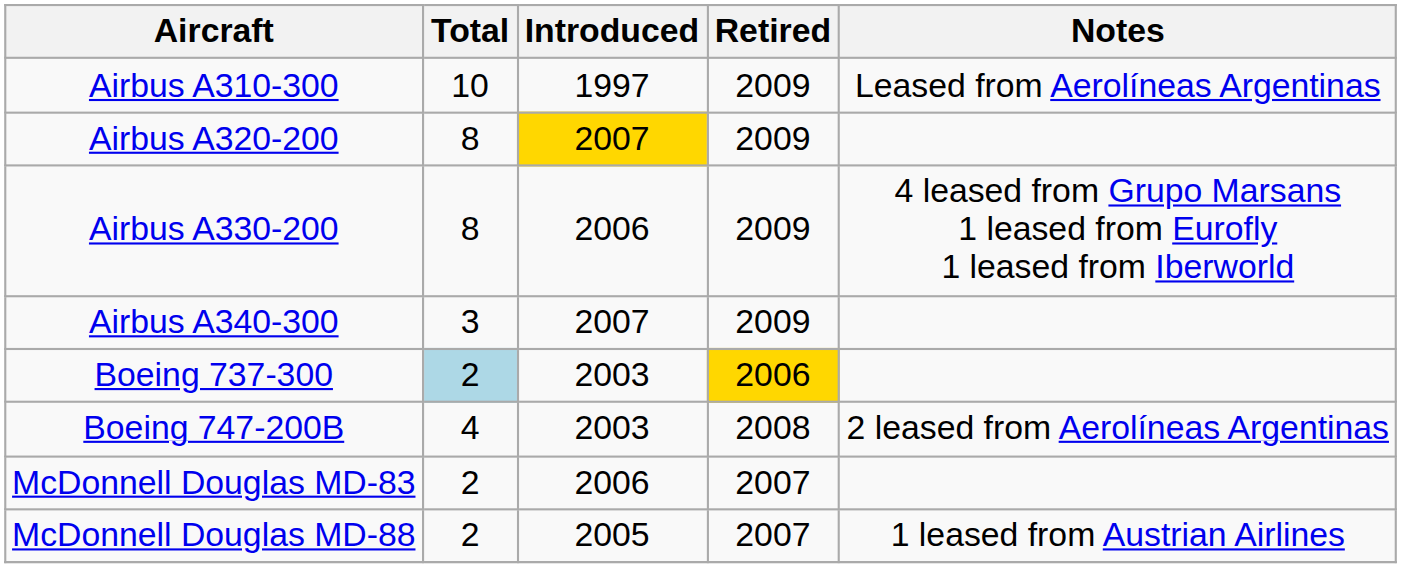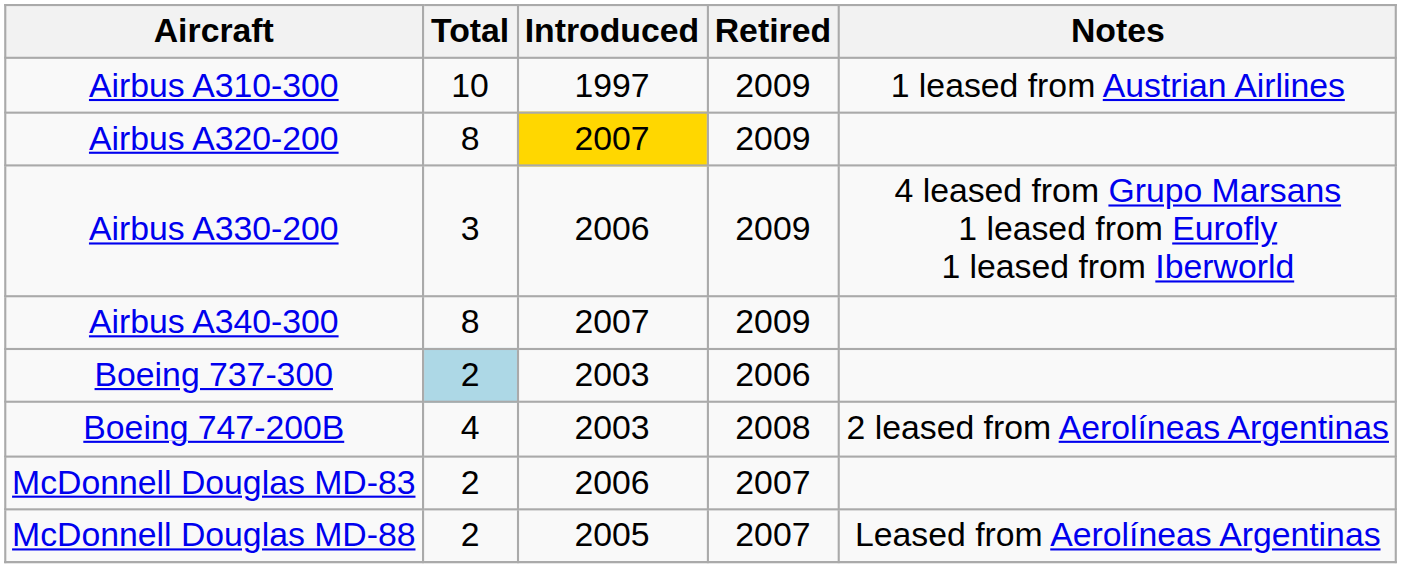(1118, 84) Leased from Aerolíneas Argentinas -> (1118, 84) 1 leased from Austrian Airlines
(470, 229) 8 -> (470, 229) 3
(470, 321) 3 -> (470, 321) 8
(773, 374) gold background -> (773, 374) no background
(1118, 535) 1 leased from Austrian Airlines -> (1118, 535) Leased from Aerolíneas Argentinas
